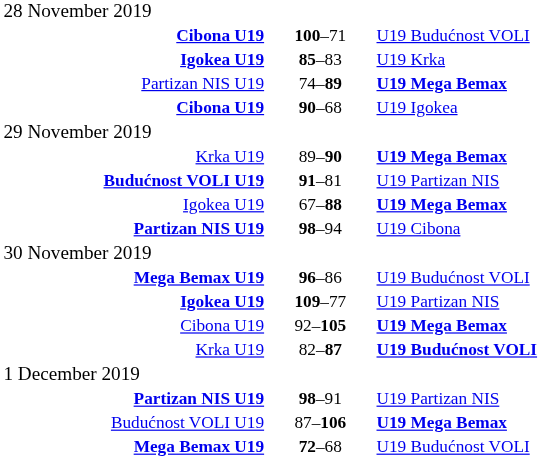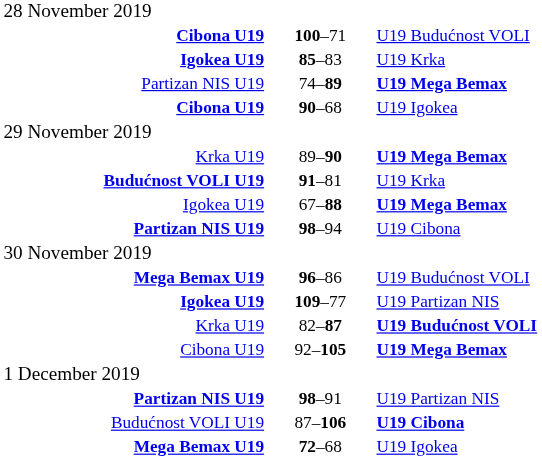(438, 180) U19 Partizan NIS -> (411, 180) U19 Krka
rows swapped: (230, 349) <-> (222, 325)
(442, 422) U19 Mega Bemax -> (420, 422) U19 Cibona
(453, 446) U19 Budućnost VOLI -> (417, 446) U19 Igokea
